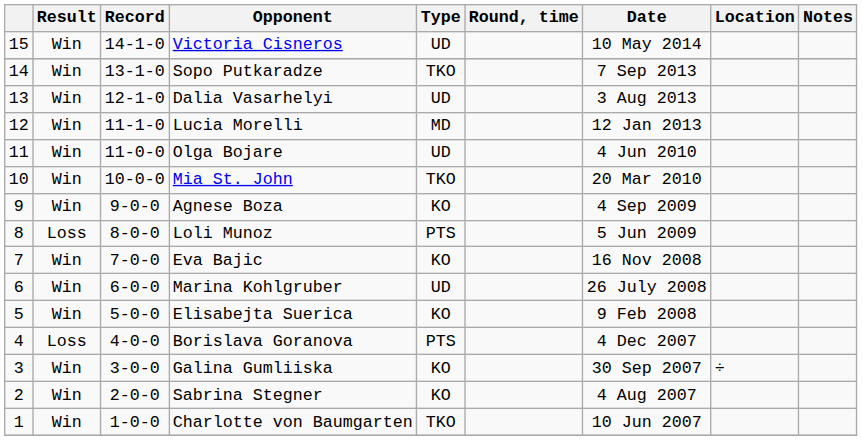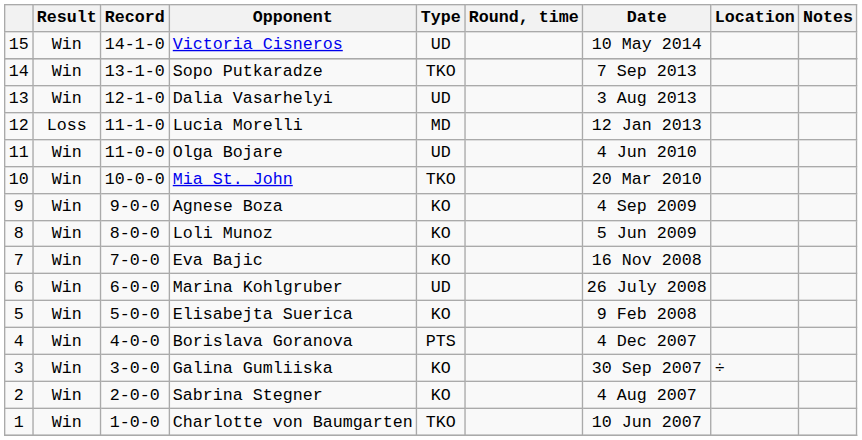(67, 126) Win -> (67, 126) Loss
(67, 234) Loss -> (67, 234) Win
(441, 234) PTS -> (441, 234) KO
(67, 341) Loss -> (67, 341) Win
